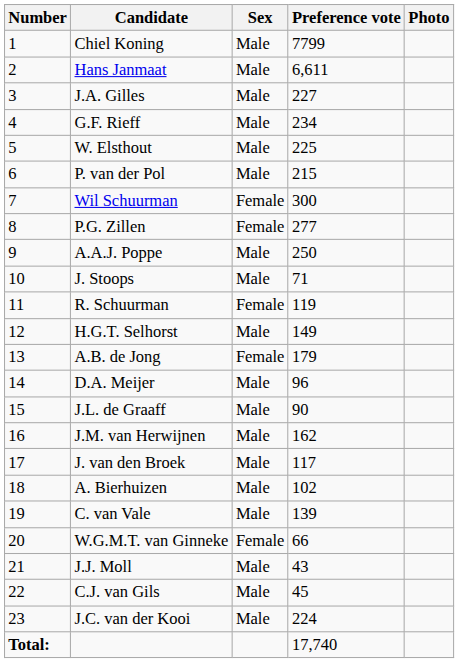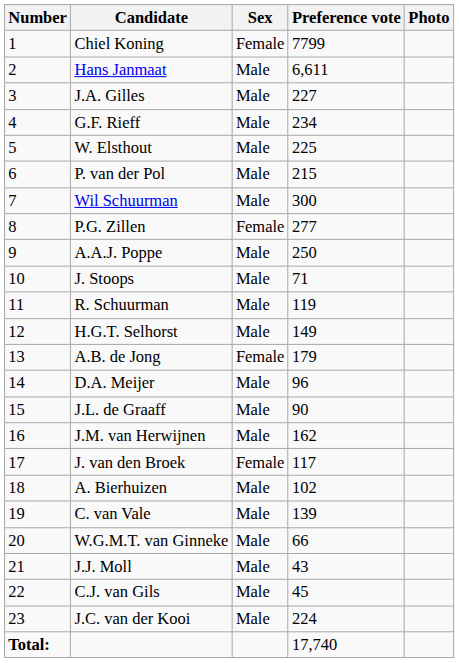(253, 43) Male -> (260, 43) Female
(260, 200) Female -> (253, 200) Male
(260, 305) Female -> (253, 305) Male
(253, 461) Male -> (260, 461) Female
(260, 540) Female -> (253, 540) Male
